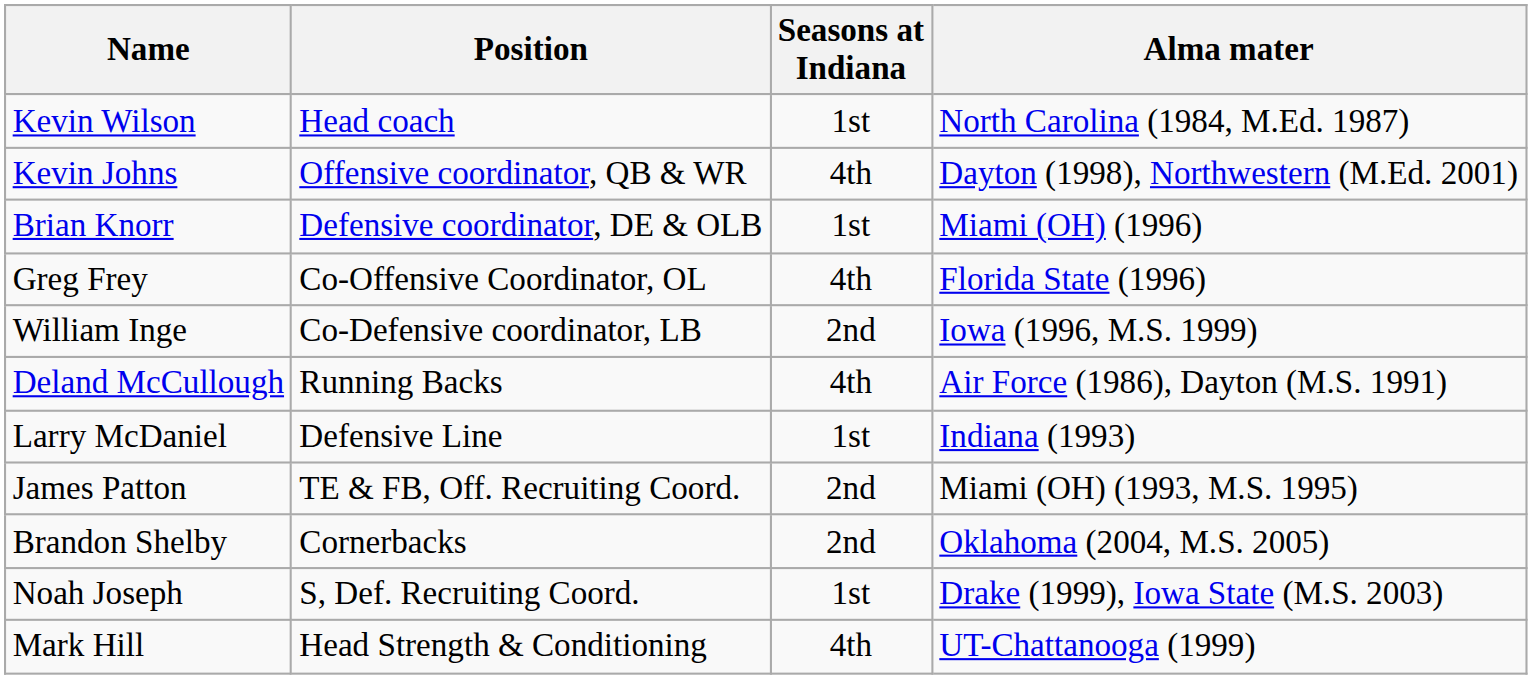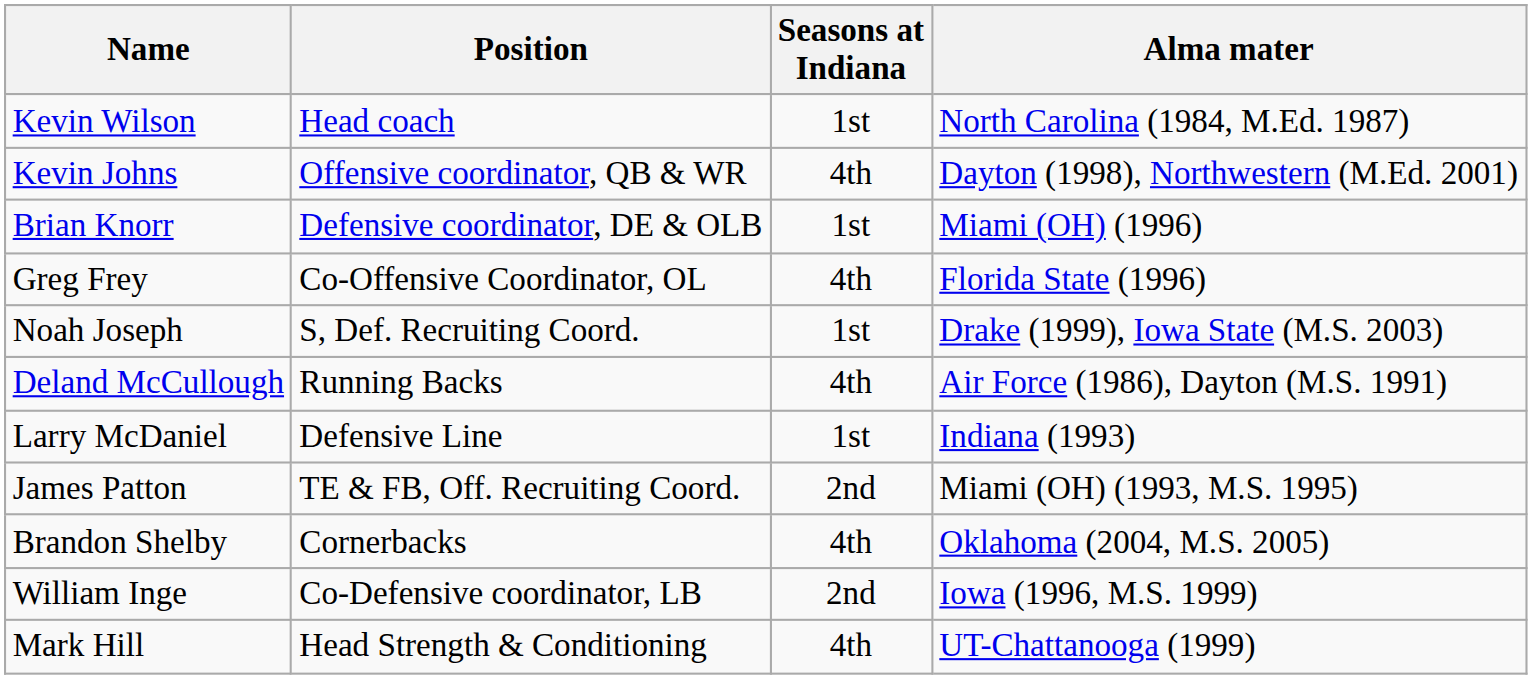rows swapped: (100, 330) <-> (98, 593)
(851, 540) 2nd -> (851, 540) 4th
